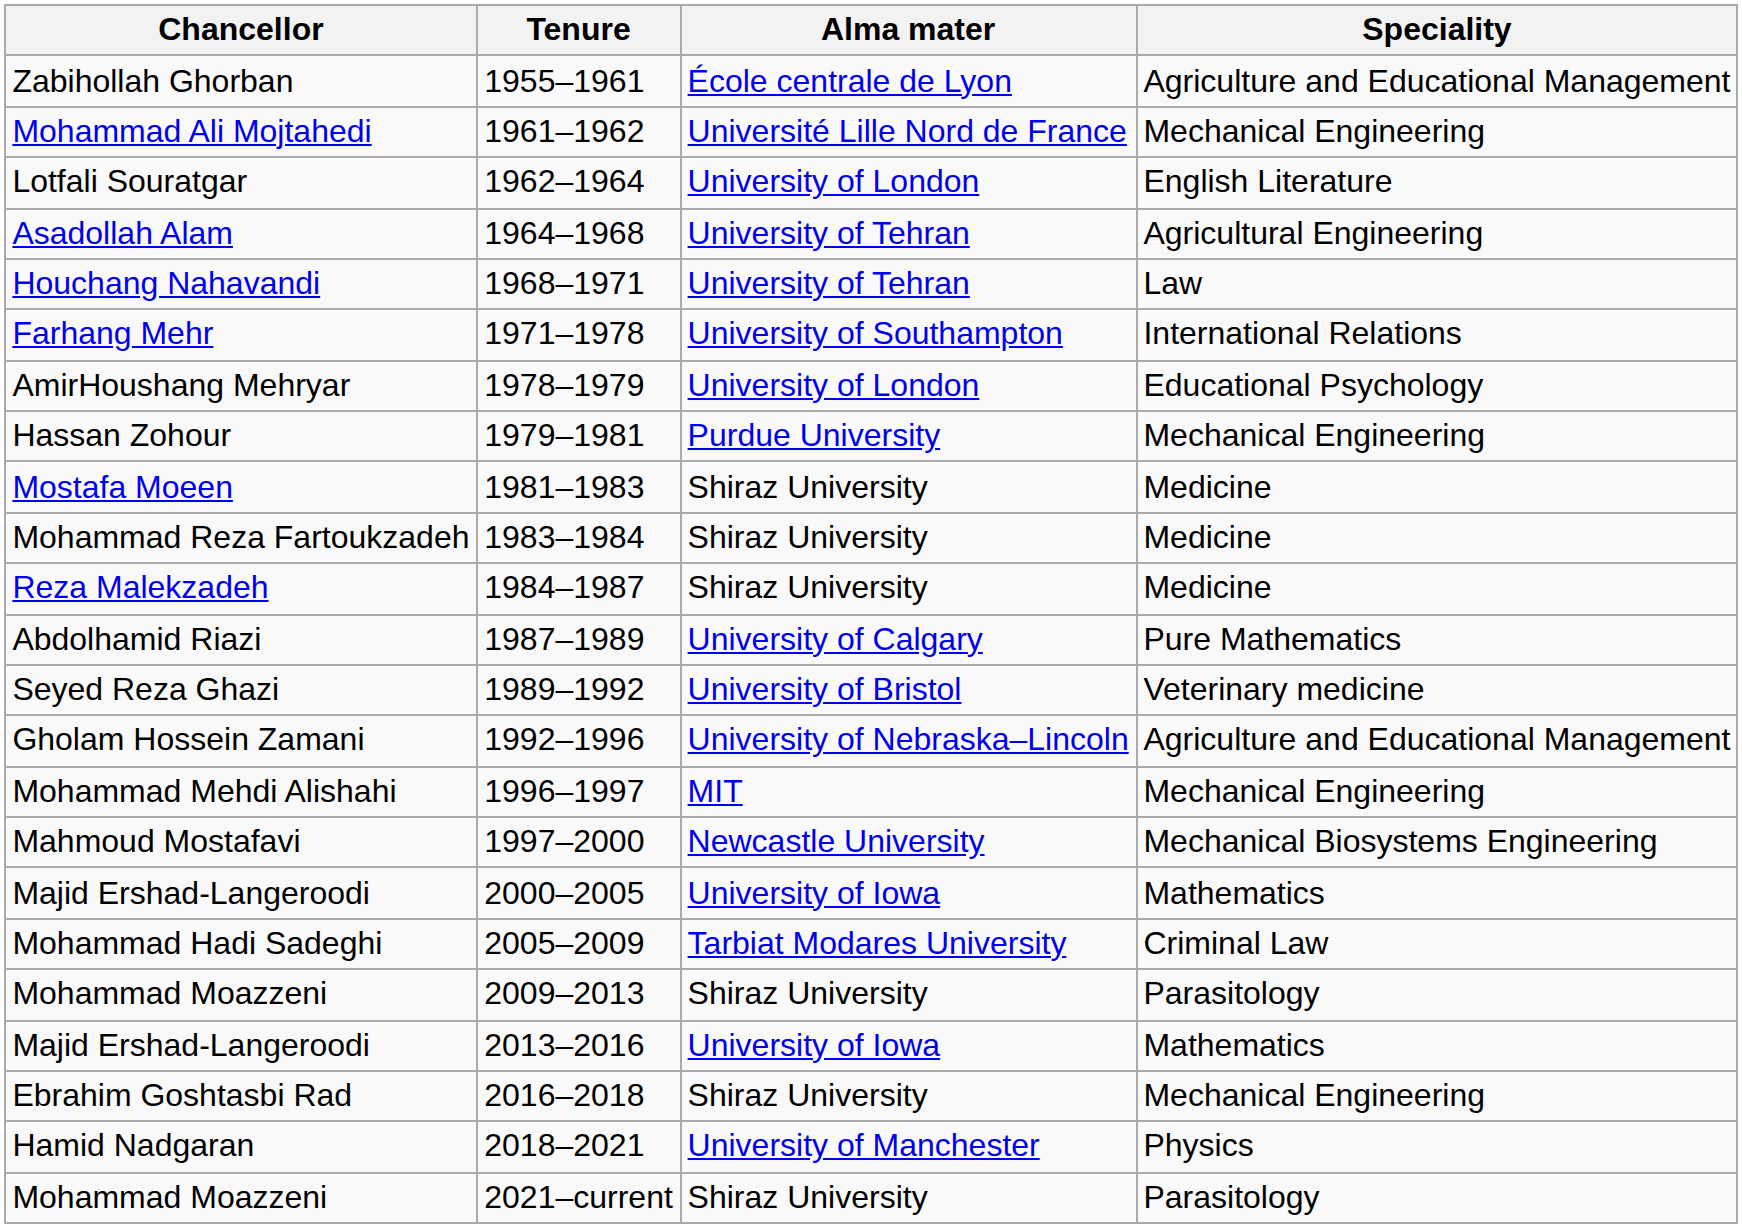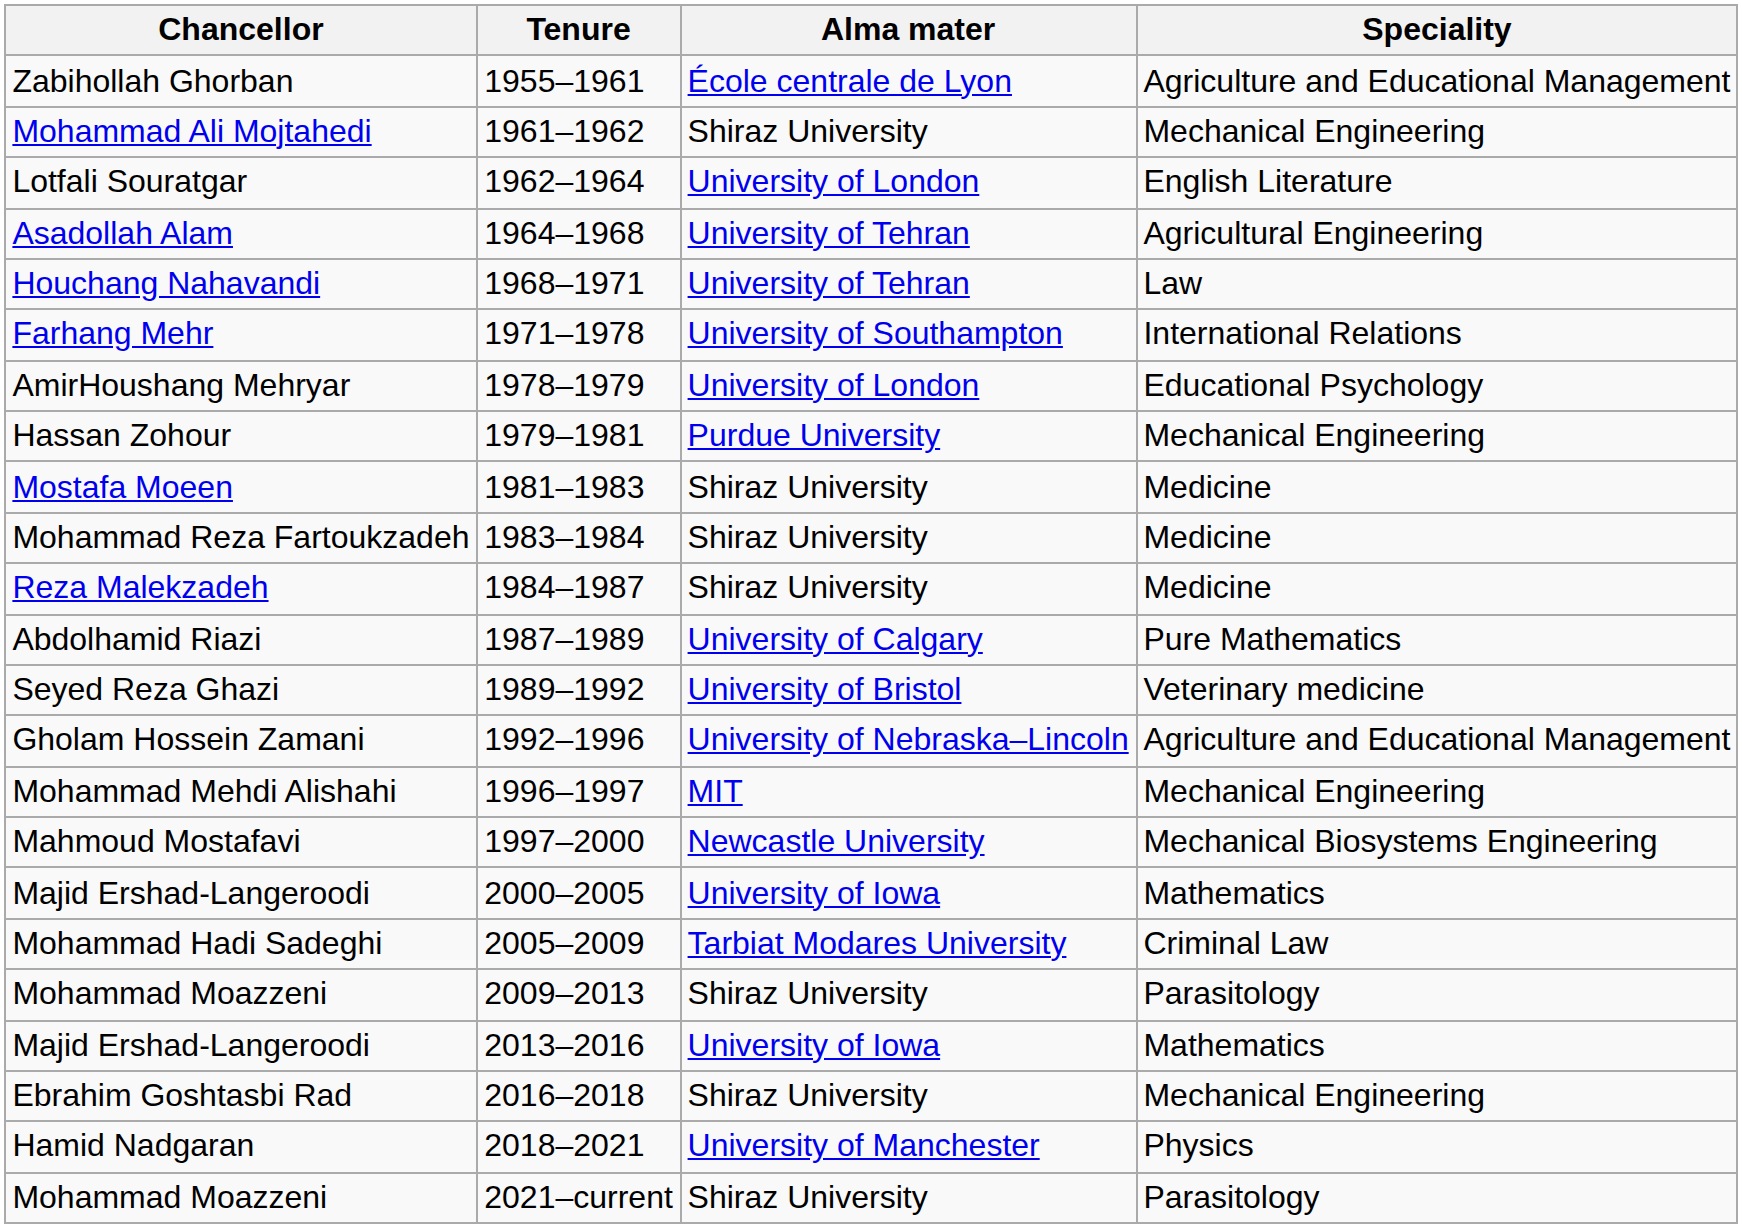(907, 131) Université Lille Nord de France -> (808, 131) Shiraz University
